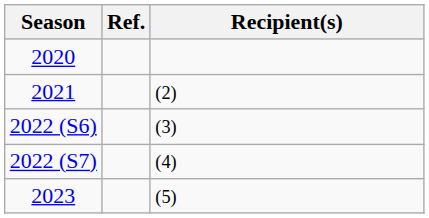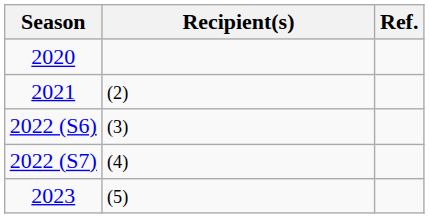columns swapped: (287, 21) <-> (126, 21)
